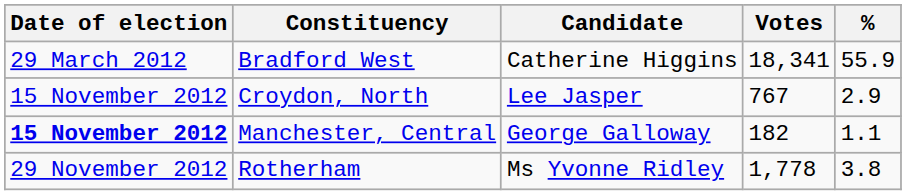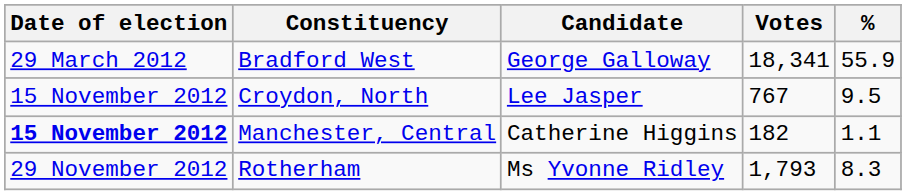(622, 60) Catherine Higgins -> (609, 60) George Galloway
(861, 97) 2.9 -> (861, 97) 9.5
(609, 134) George Galloway -> (622, 134) Catherine Higgins
(782, 171) 1,778 -> (782, 171) 1,793
(861, 171) 3.8 -> (861, 171) 8.3
